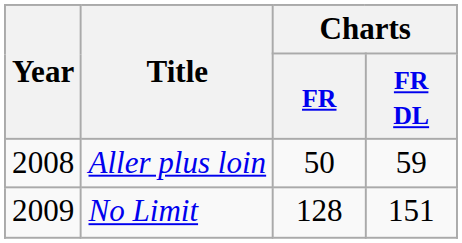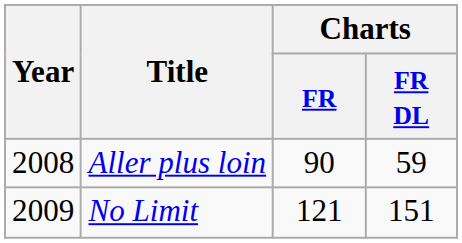(319, 162) 50 -> (319, 162) 90
(319, 211) 128 -> (319, 211) 121
